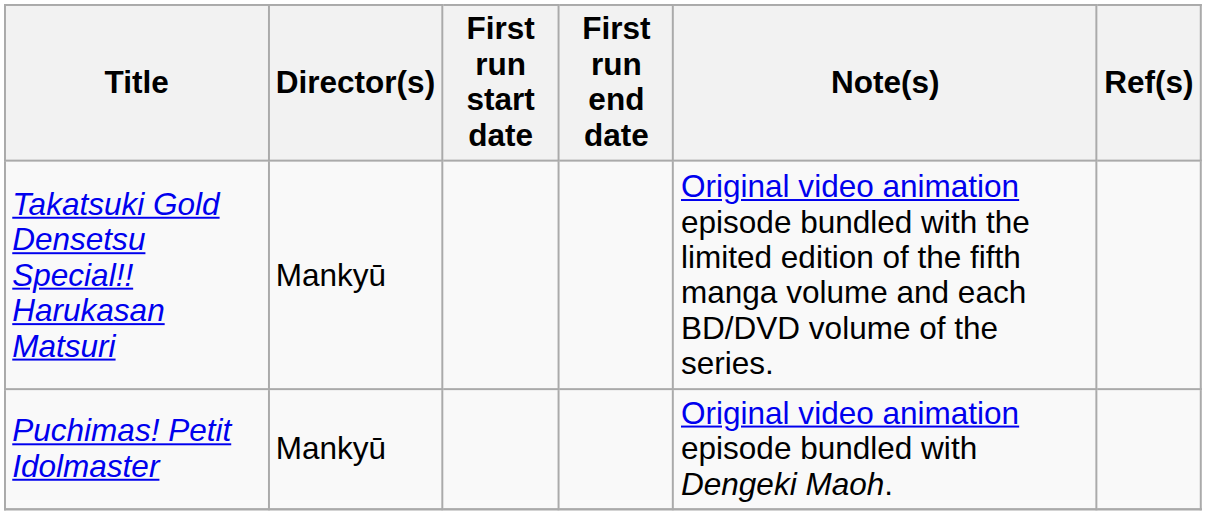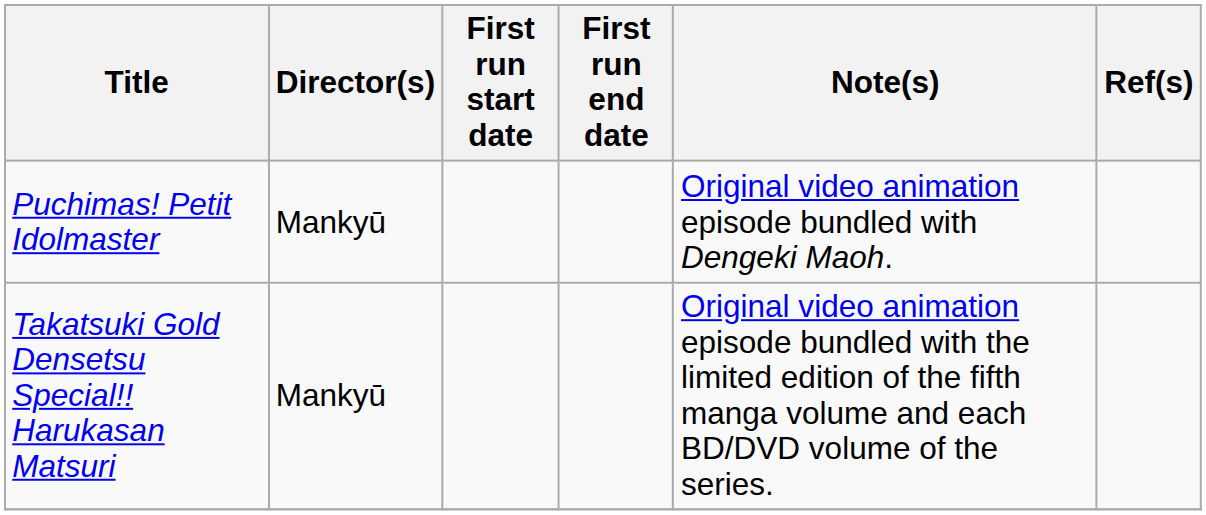rows swapped: (122, 448) <-> (116, 274)
